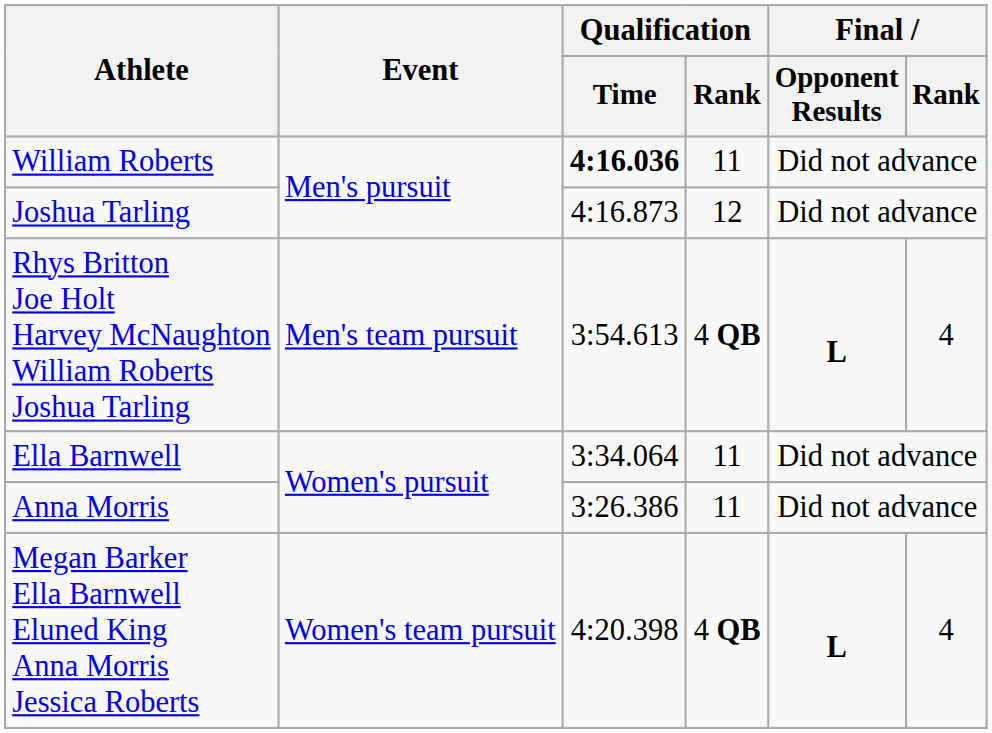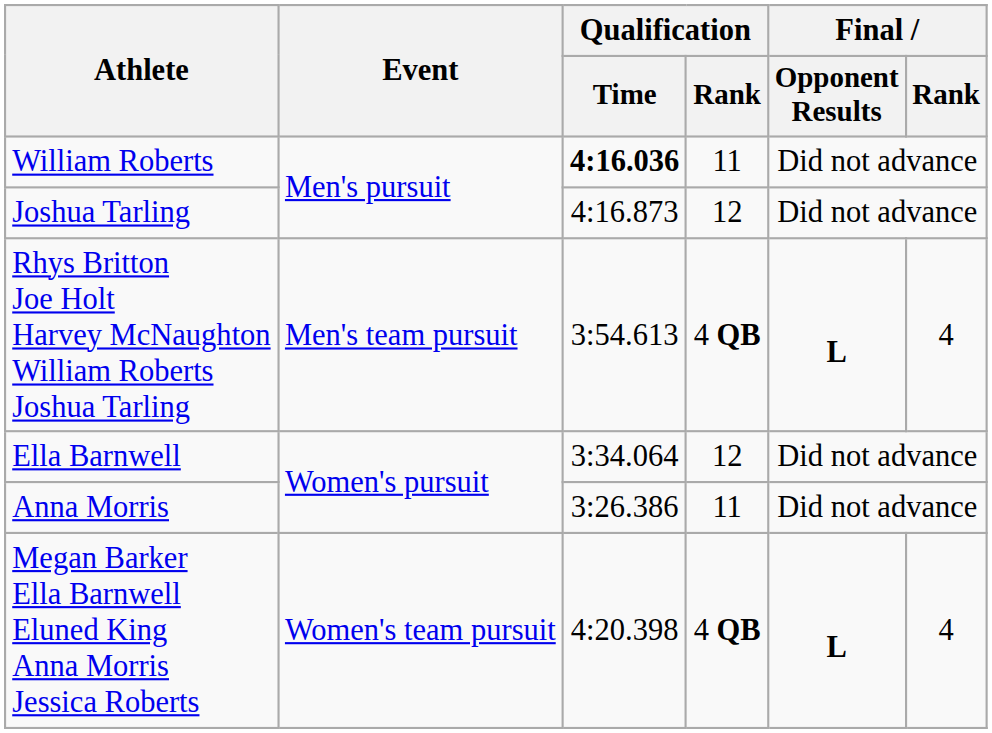(727, 457) 11 -> (727, 457) 12
